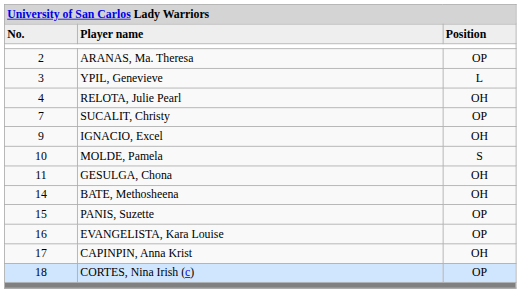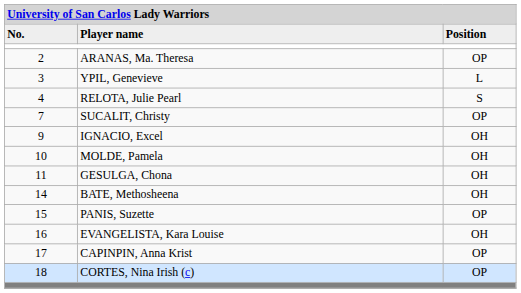(479, 98) OH -> (479, 98) S
(479, 156) S -> (479, 156) OH
(479, 234) OP -> (479, 234) OH
(479, 253) OH -> (479, 253) OP
